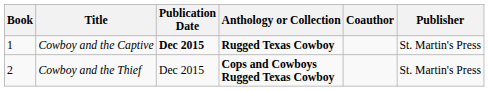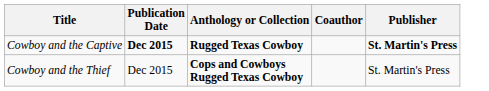- column: (20, 20)
(440, 45) normal -> (413, 45) bold
